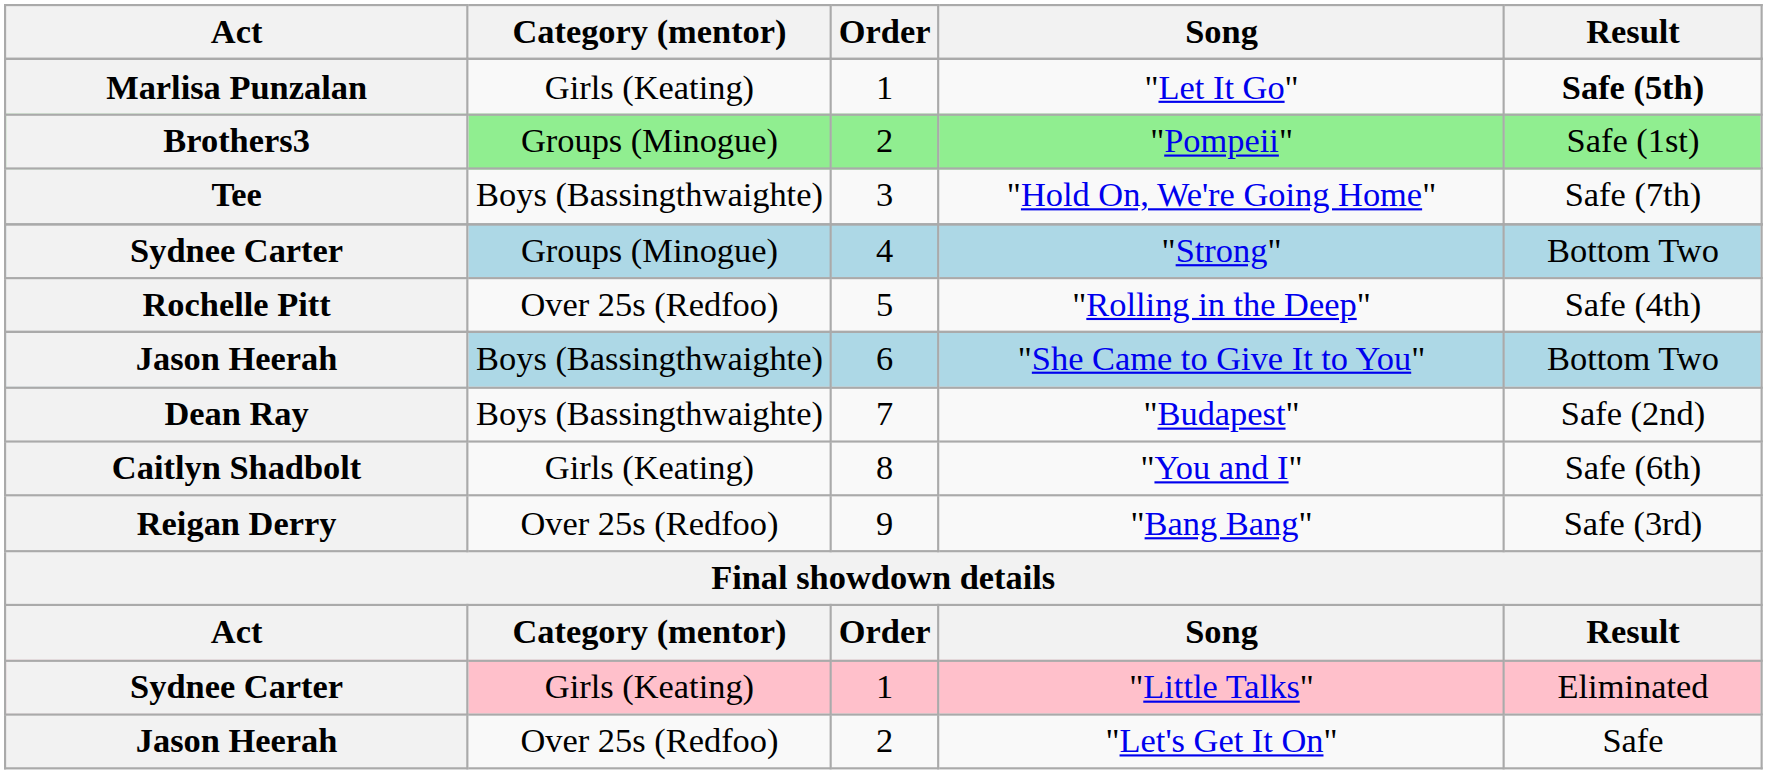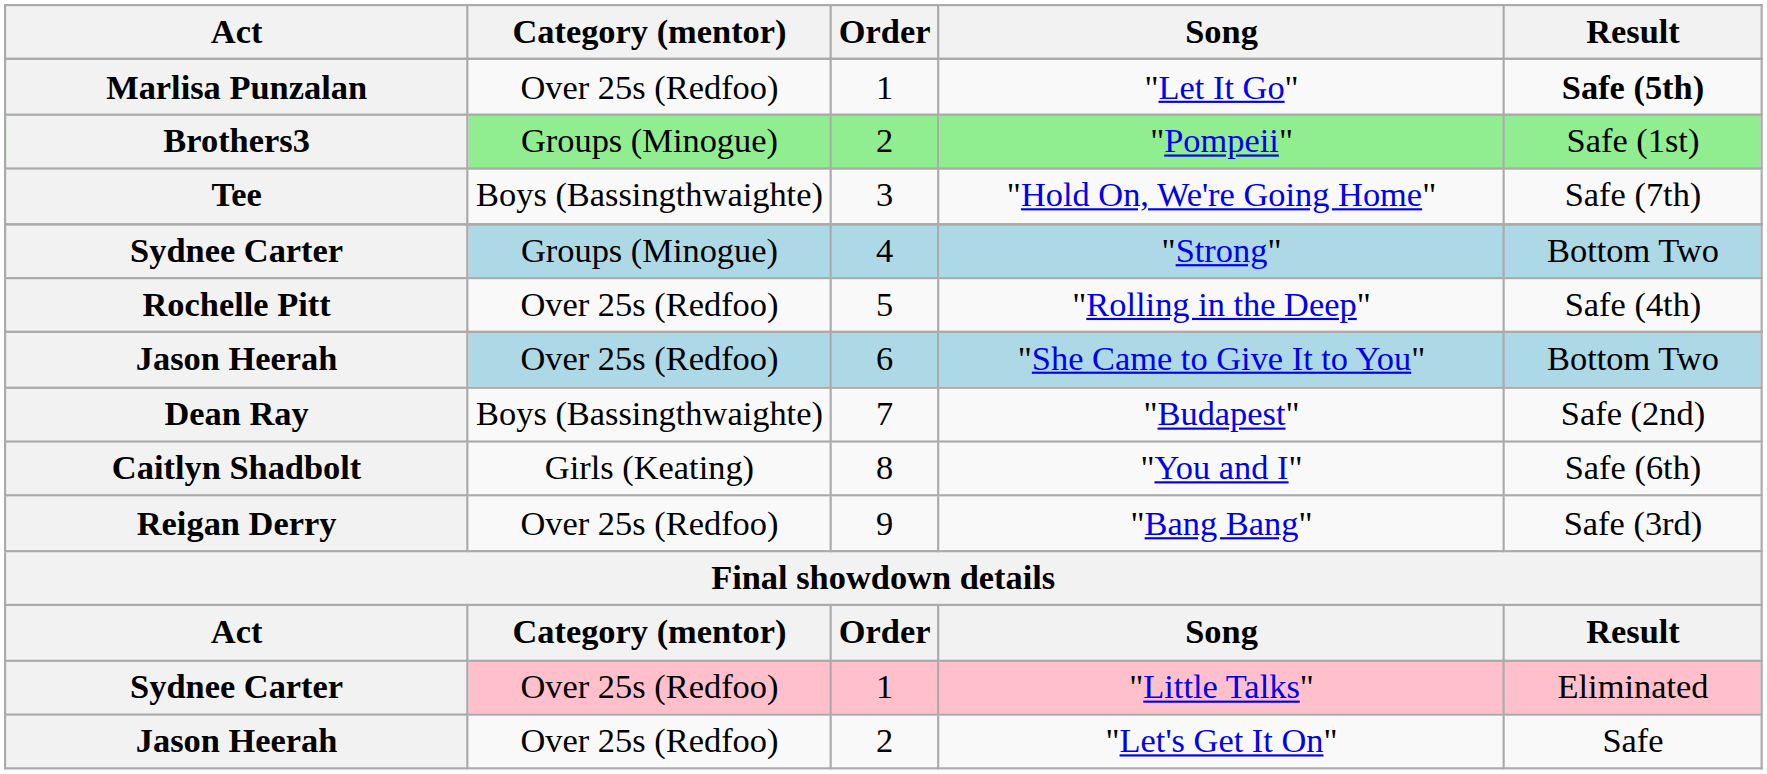(649, 86) Girls (Keating) -> (649, 86) Over 25s (Redfoo)
(649, 359) Boys (Bassingthwaighte) -> (649, 359) Over 25s (Redfoo)
(649, 686) Girls (Keating) -> (649, 686) Over 25s (Redfoo)
